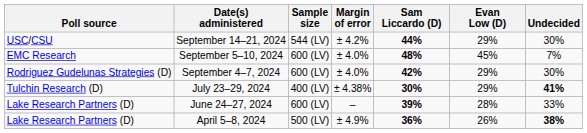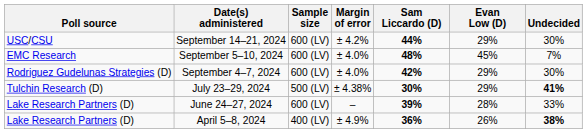(310, 40) 544 (LV) -> (310, 40) 600 (LV)
(310, 89) 400 (LV) -> (310, 89) 500 (LV)
(310, 121) 500 (LV) -> (310, 121) 400 (LV)
